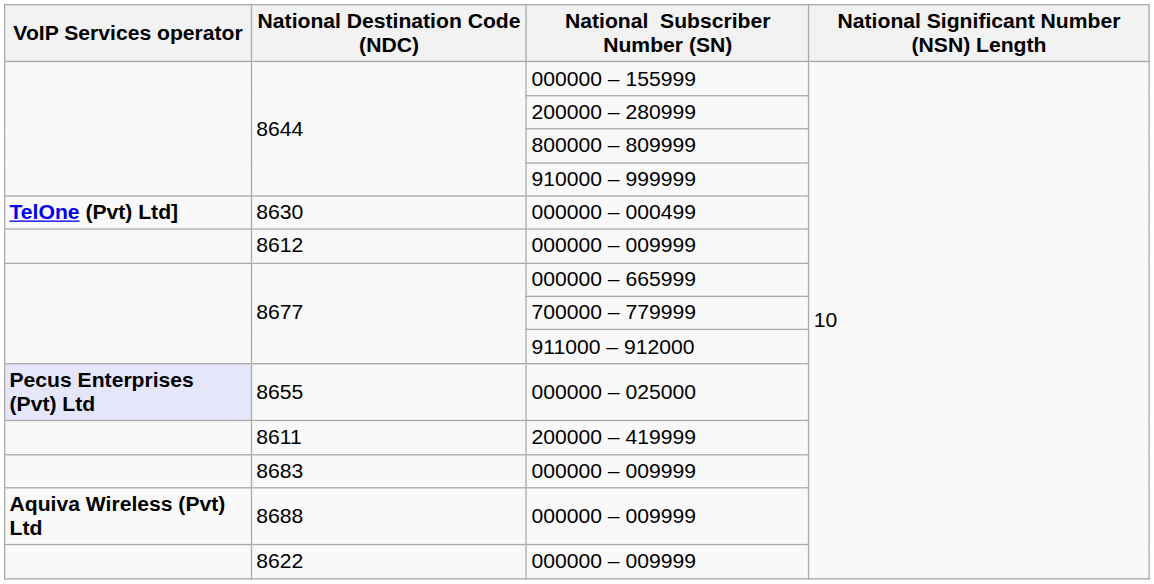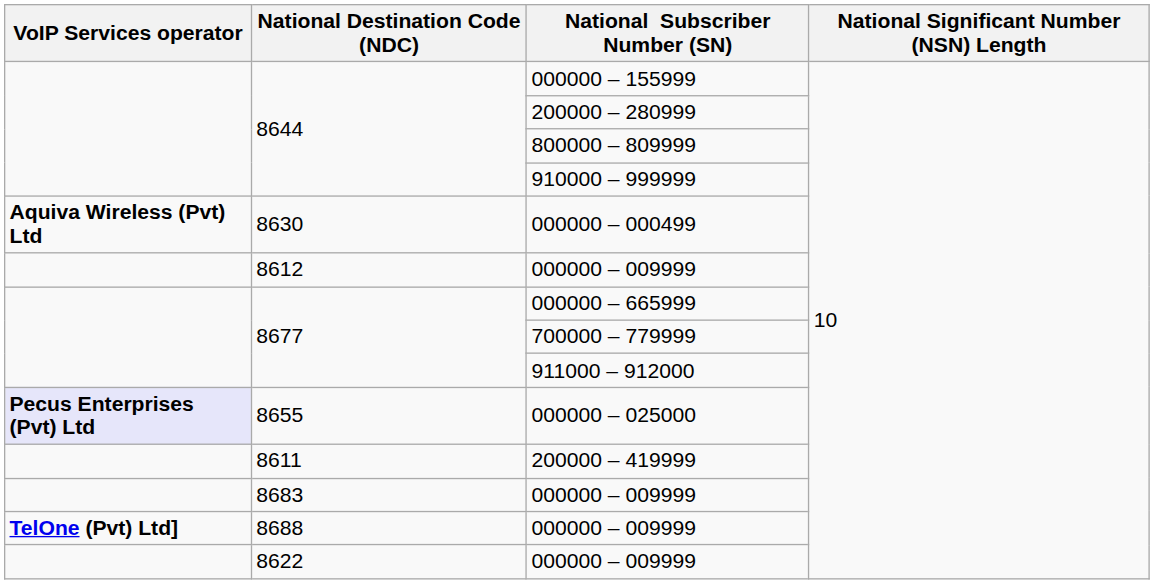(94, 212) TelOne (Pvt) Ltd] -> (117, 224) Aquiva Wireless (Pvt) Ltd
(117, 516) Aquiva Wireless (Pvt) Ltd -> (94, 527) TelOne (Pvt) Ltd]
